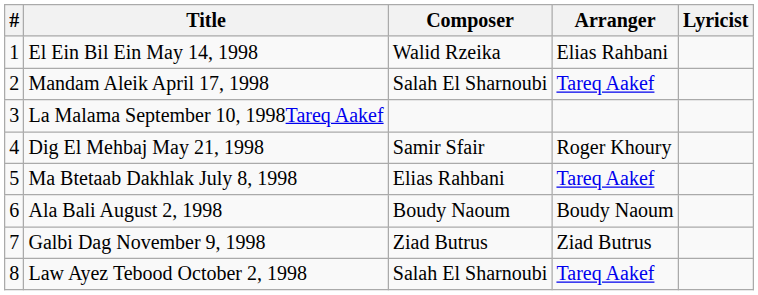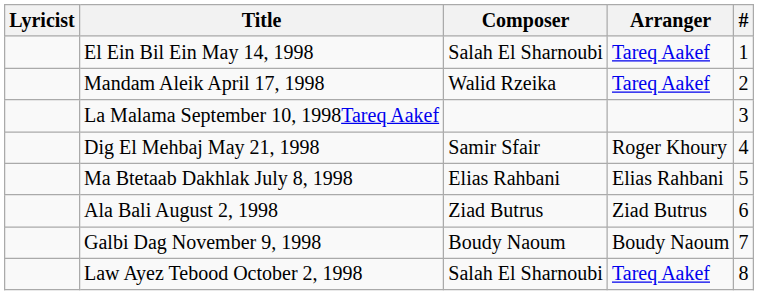columns swapped: (14, 20) <-> (716, 20)
(447, 52) Walid Rzeika -> (526, 52) Salah El Sharnoubi
(612, 52) Elias Rahbani -> (661, 52) Tareq Aakef
(470, 83) Salah El Sharnoubi -> (502, 83) Walid Rzeika
(605, 178) Tareq Aakef -> (668, 178) Elias Rahbani
(451, 210) Boudy Naoum -> (496, 210) Ziad Butrus
(615, 210) Boudy Naoum -> (660, 210) Ziad Butrus
(440, 242) Ziad Butrus -> (507, 242) Boudy Naoum
(604, 242) Ziad Butrus -> (671, 242) Boudy Naoum
